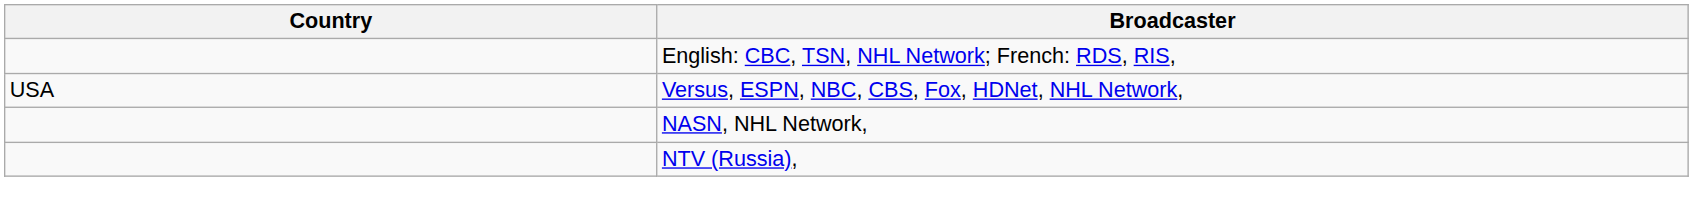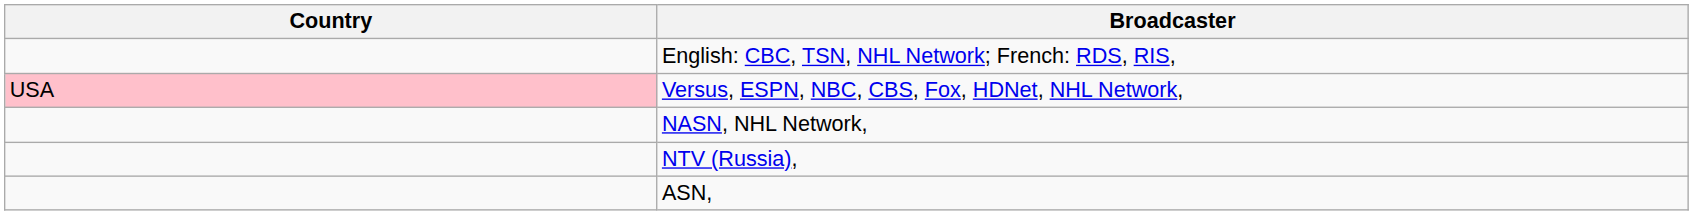(32, 90) no background -> (32, 90) pink background
+ row: (687, 192)
